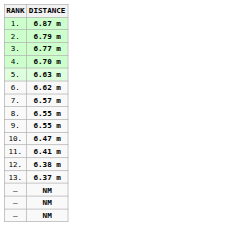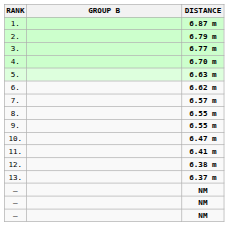+ column: (104, 10)
